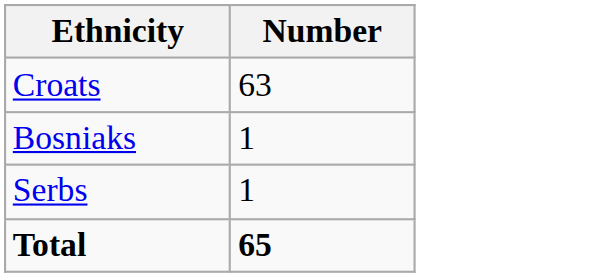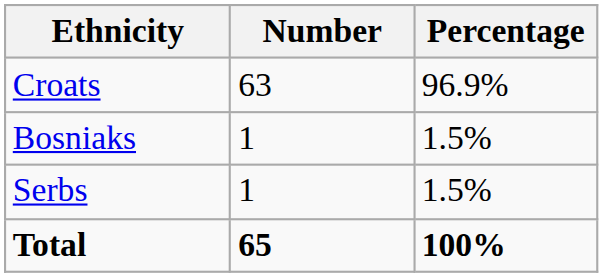+ column: (506, 31)
